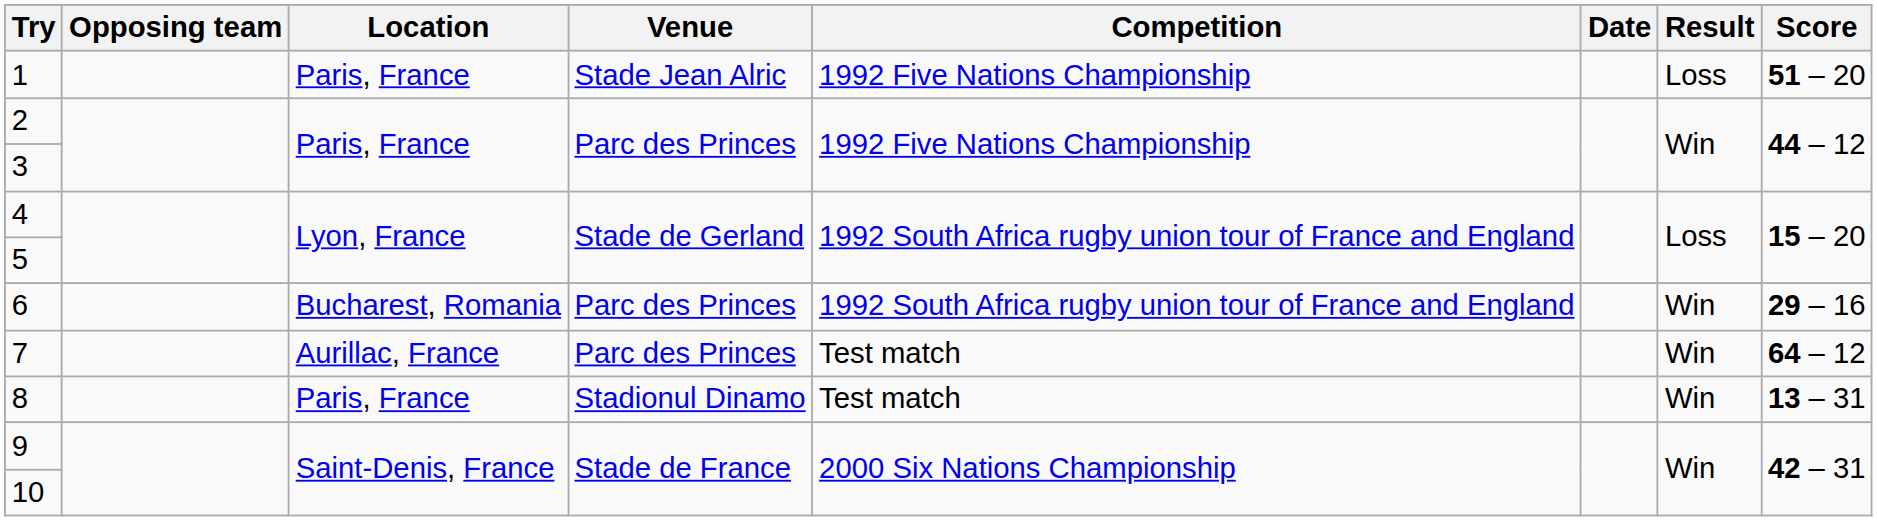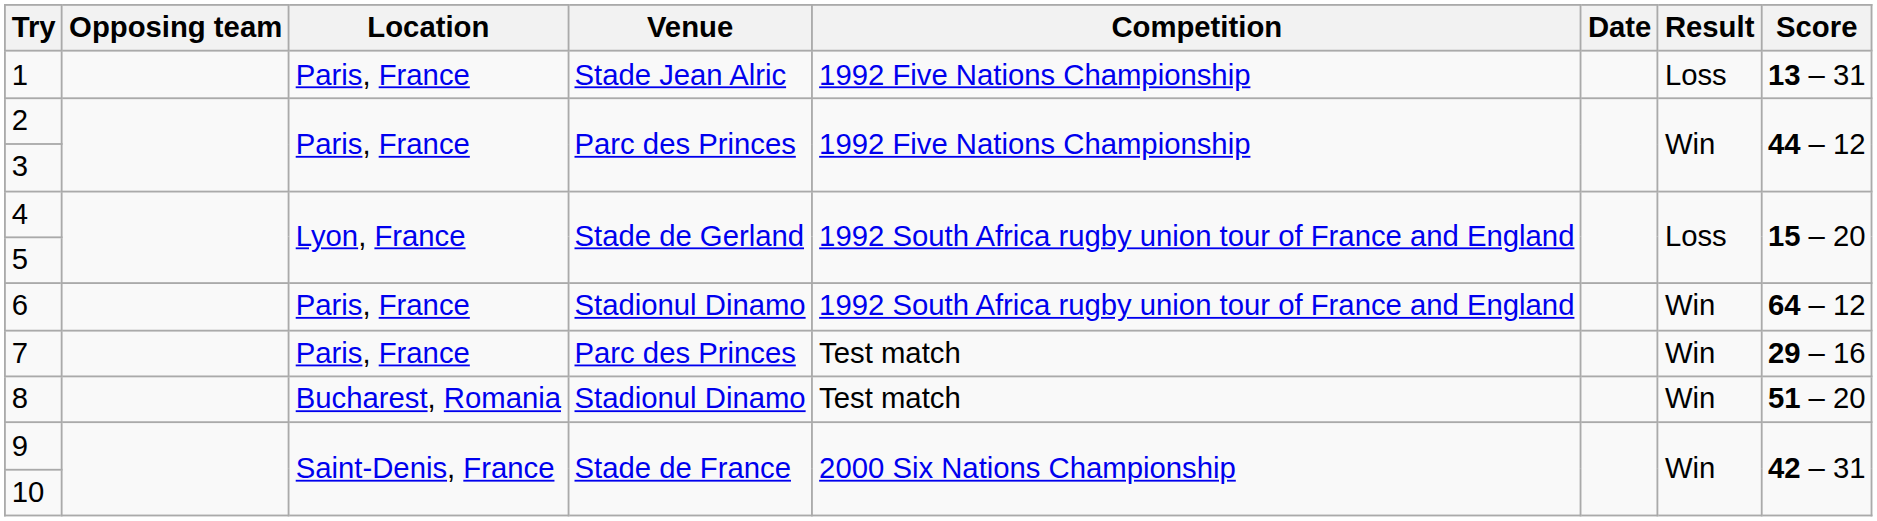(1817, 74) 51 – 20 -> (1817, 74) 13 – 31
(428, 306) Bucharest, Romania -> (383, 306) Paris, France
(685, 306) Parc des Princes -> (690, 306) Stadionul Dinamo
(1817, 306) 29 – 16 -> (1817, 306) 64 – 12
(397, 352) Aurillac, France -> (383, 352) Paris, France
(1817, 352) 64 – 12 -> (1817, 352) 29 – 16
(383, 399) Paris, France -> (428, 399) Bucharest, Romania
(1817, 399) 13 – 31 -> (1817, 399) 51 – 20
